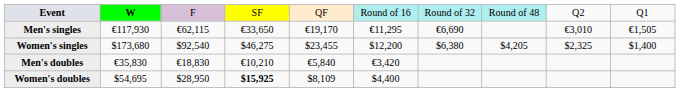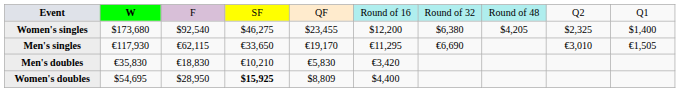rows swapped: (52, 29) <-> (52, 46)
(321, 63) €5,840 -> (321, 63) €5,830
(321, 79) $8,109 -> (321, 79) $8,809
